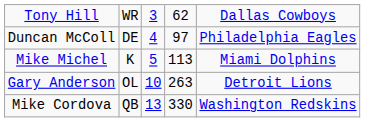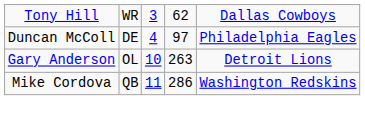- row: (62, 61)
(153, 106) 13 -> (153, 83) 11
(180, 106) 330 -> (180, 83) 286
